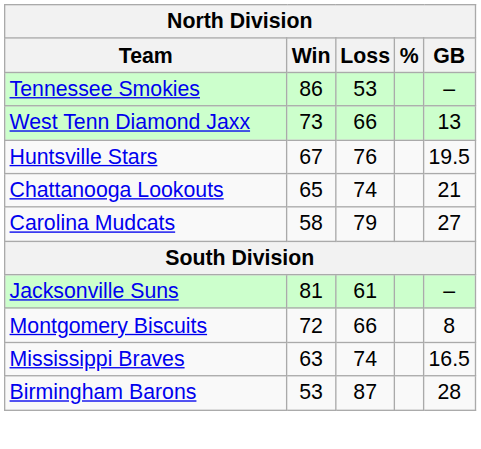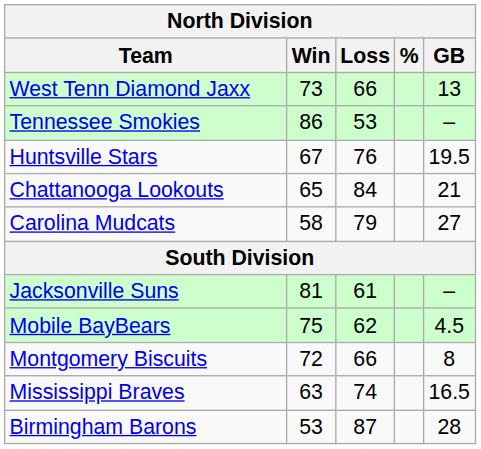rows swapped: (105, 88) <-> (130, 122)
(365, 190) 74 -> (365, 190) 84
+ row: (90, 325)
